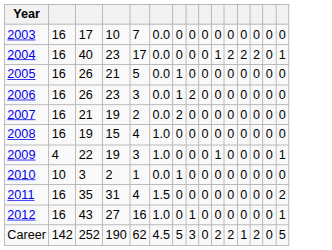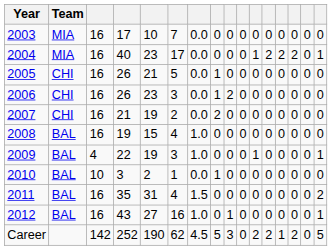+ column: (68, 14)
